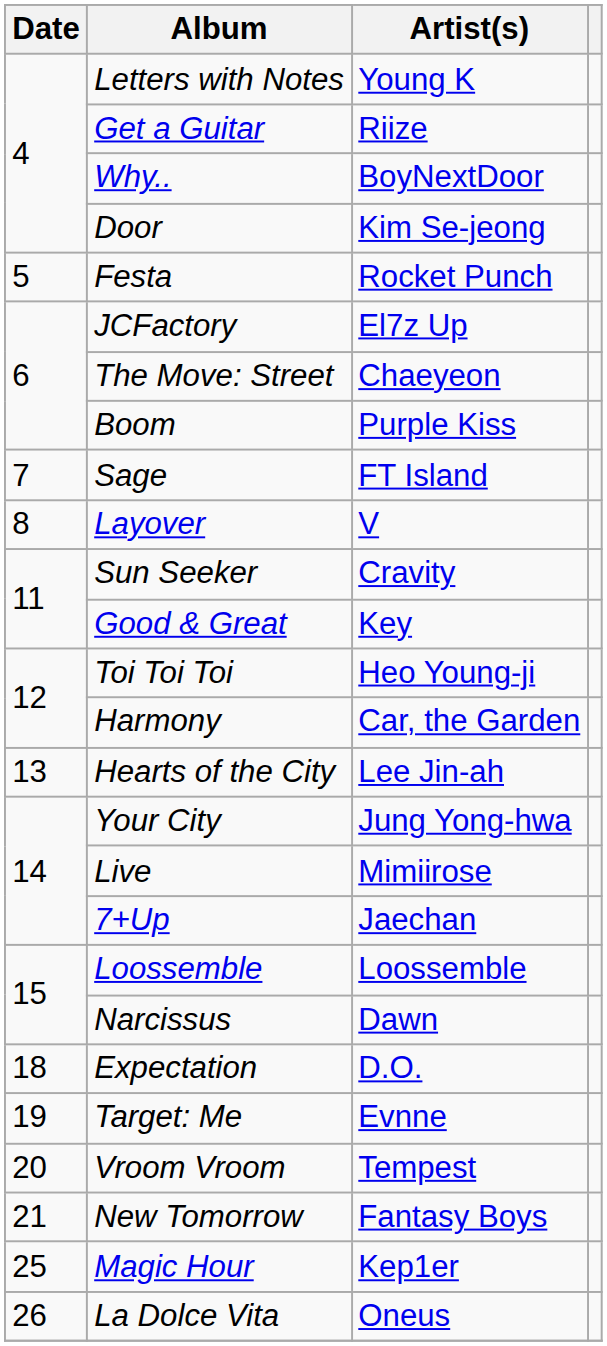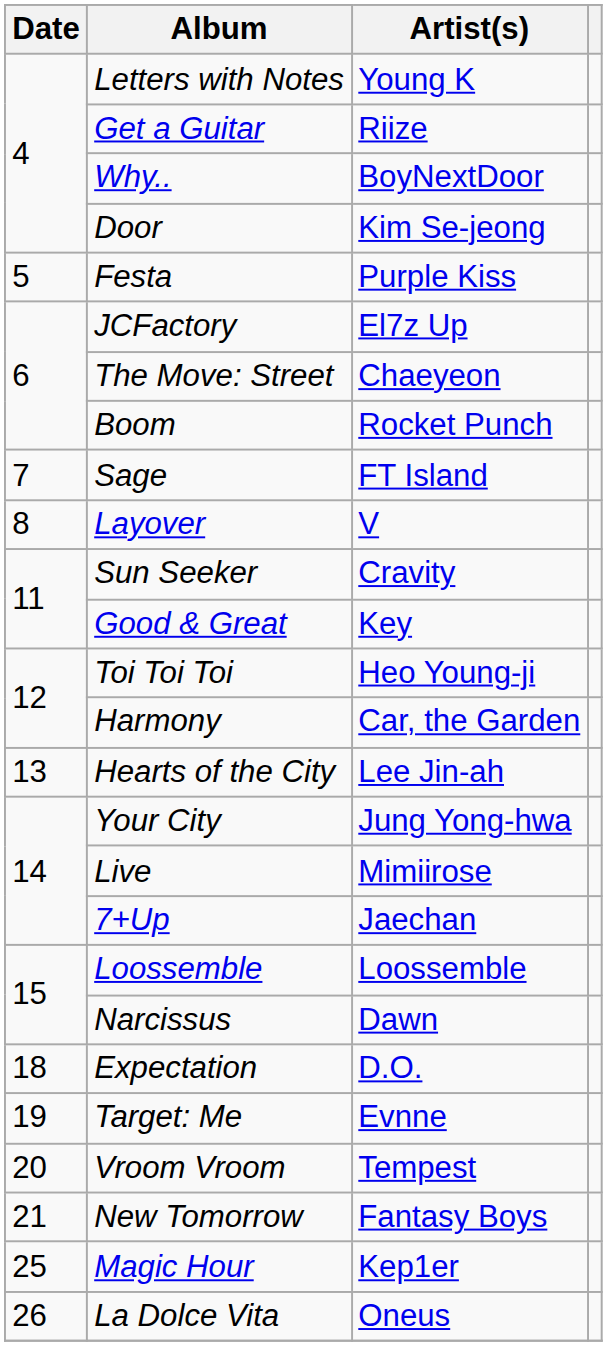(455, 276) Rocket Punch -> (437, 276) Purple Kiss
(437, 425) Purple Kiss -> (455, 425) Rocket Punch
